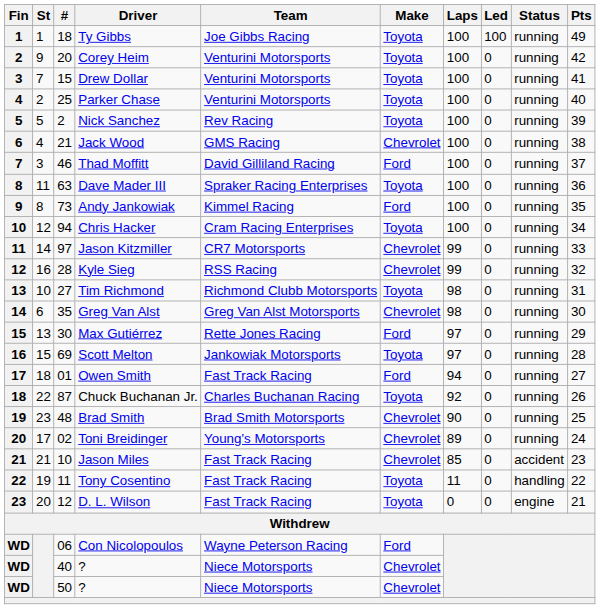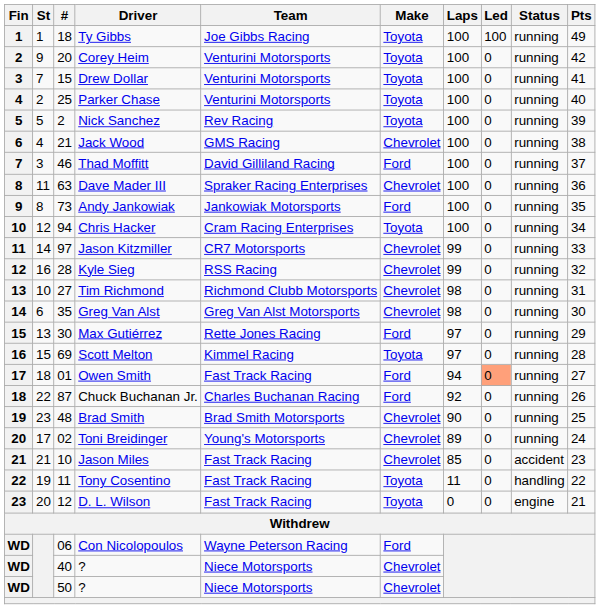(403, 185) Toyota -> (412, 185) Chevrolet
(249, 206) Kimmel Racing -> (272, 206) Jankowiak Motorsports
(403, 290) Toyota -> (412, 290) Chevrolet
(272, 354) Jankowiak Motorsports -> (249, 354) Kimmel Racing
(488, 375) no background -> (488, 375) lightsalmon background
(403, 396) Toyota -> (397, 396) Ford
